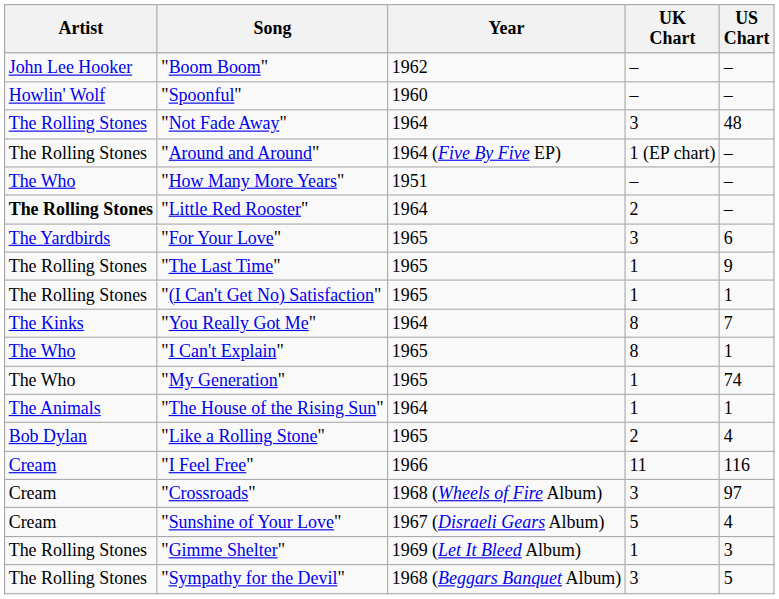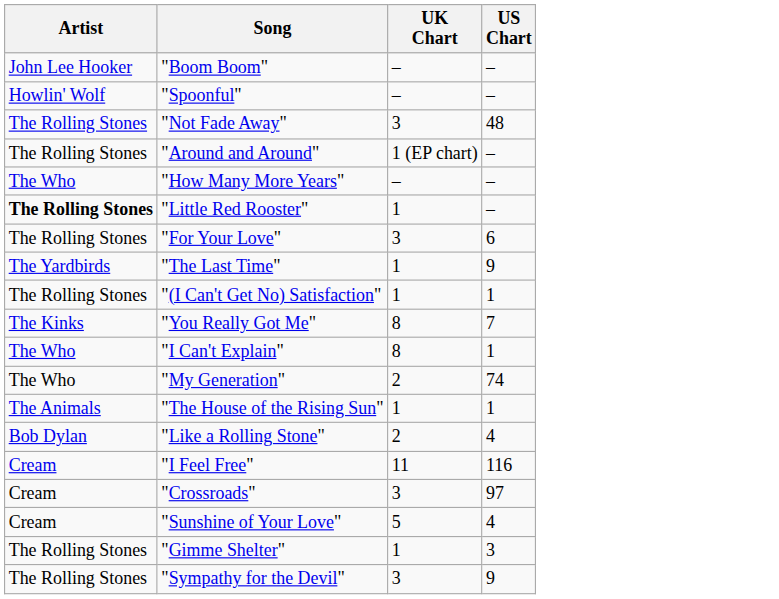- column: (507, 28)
(634, 209) 2 -> (396, 209) 1
(59, 237) The Yardbirds -> (78, 237) The Rolling Stones
(78, 266) The Rolling Stones -> (59, 266) The Yardbirds
(634, 379) 1 -> (396, 379) 2
(728, 578) 5 -> (490, 578) 9
